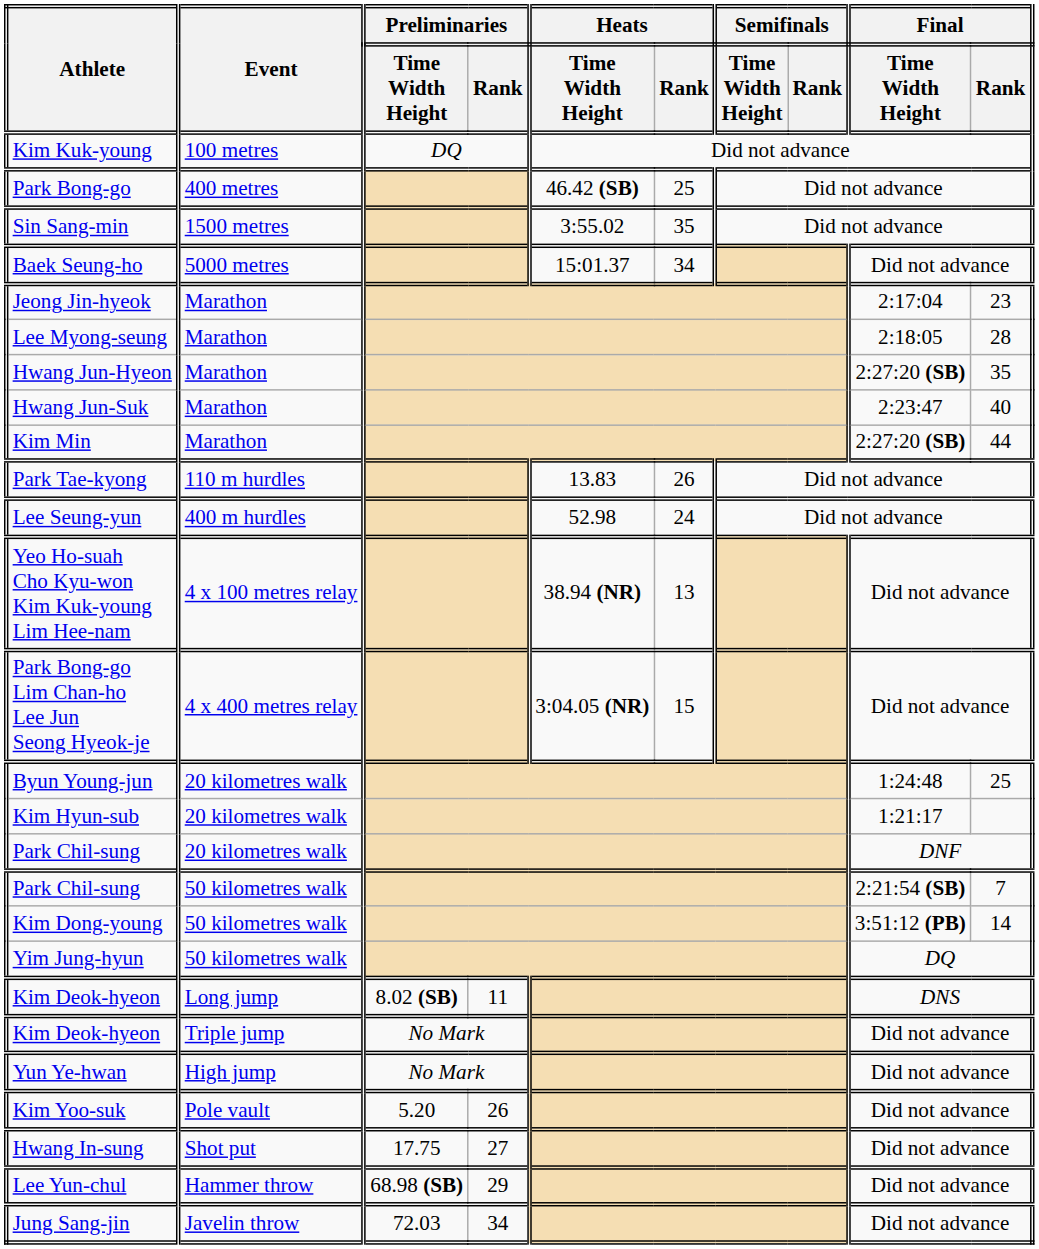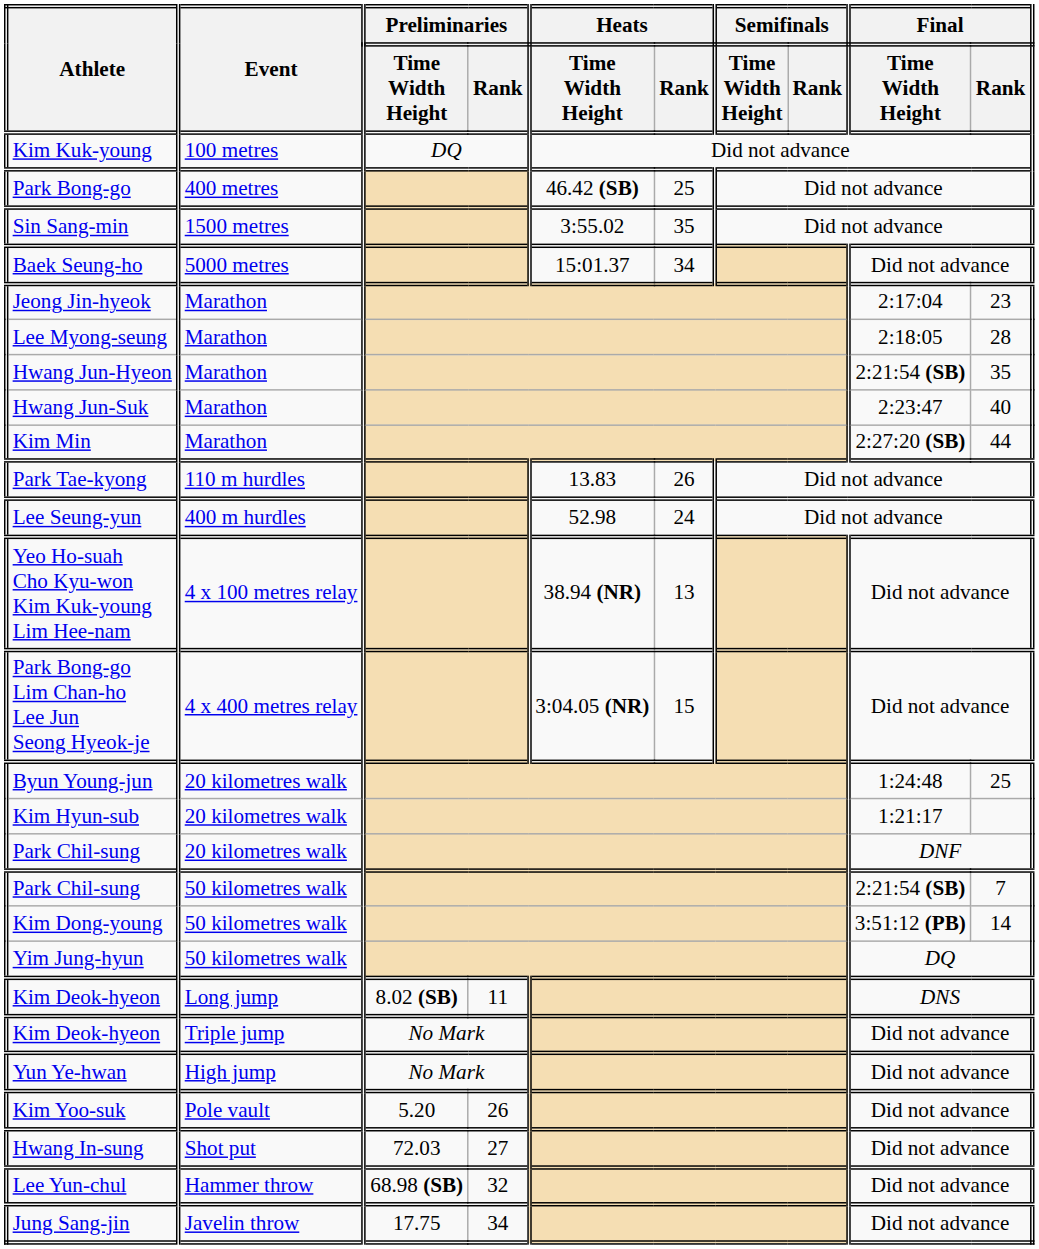(910, 372) 2:27:20 (SB) -> (910, 372) 2:21:54 (SB)
(417, 1147) 17.75 -> (417, 1147) 72.03
(498, 1185) 29 -> (498, 1185) 32
(417, 1223) 72.03 -> (417, 1223) 17.75
